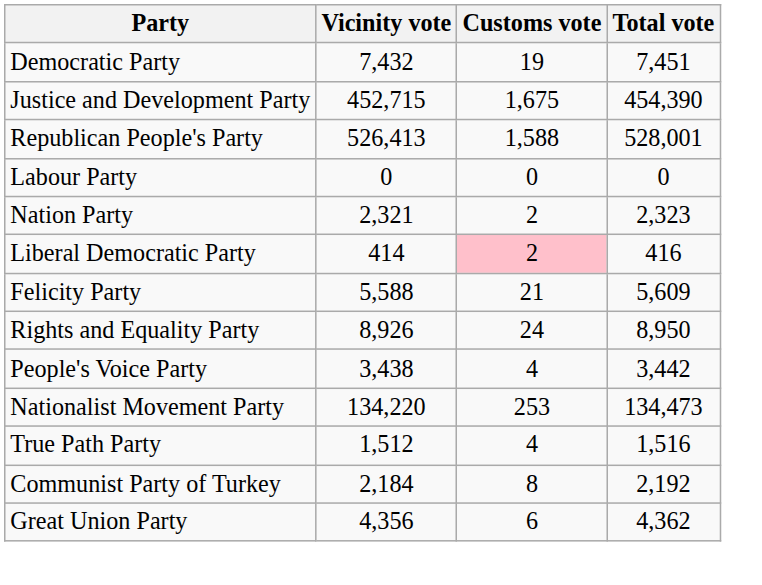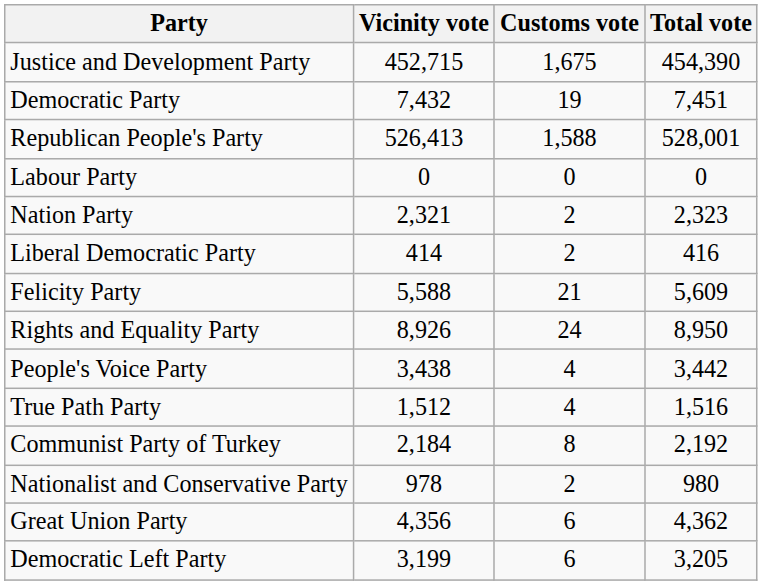rows swapped: (160, 100) <-> (95, 61)
(532, 253) pink background -> (570, 253) no background
- row: (147, 406)
+ row: (179, 483)
+ row: (118, 560)
